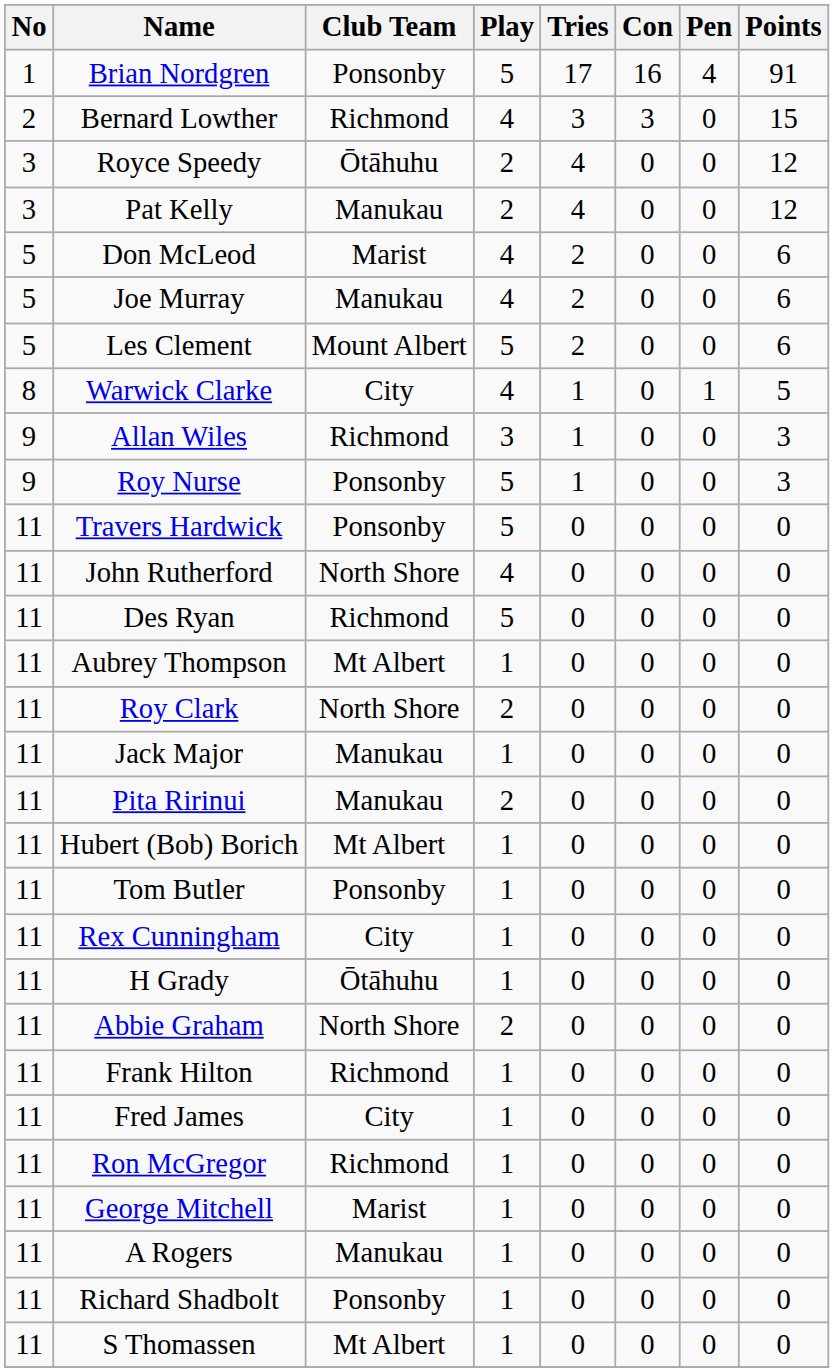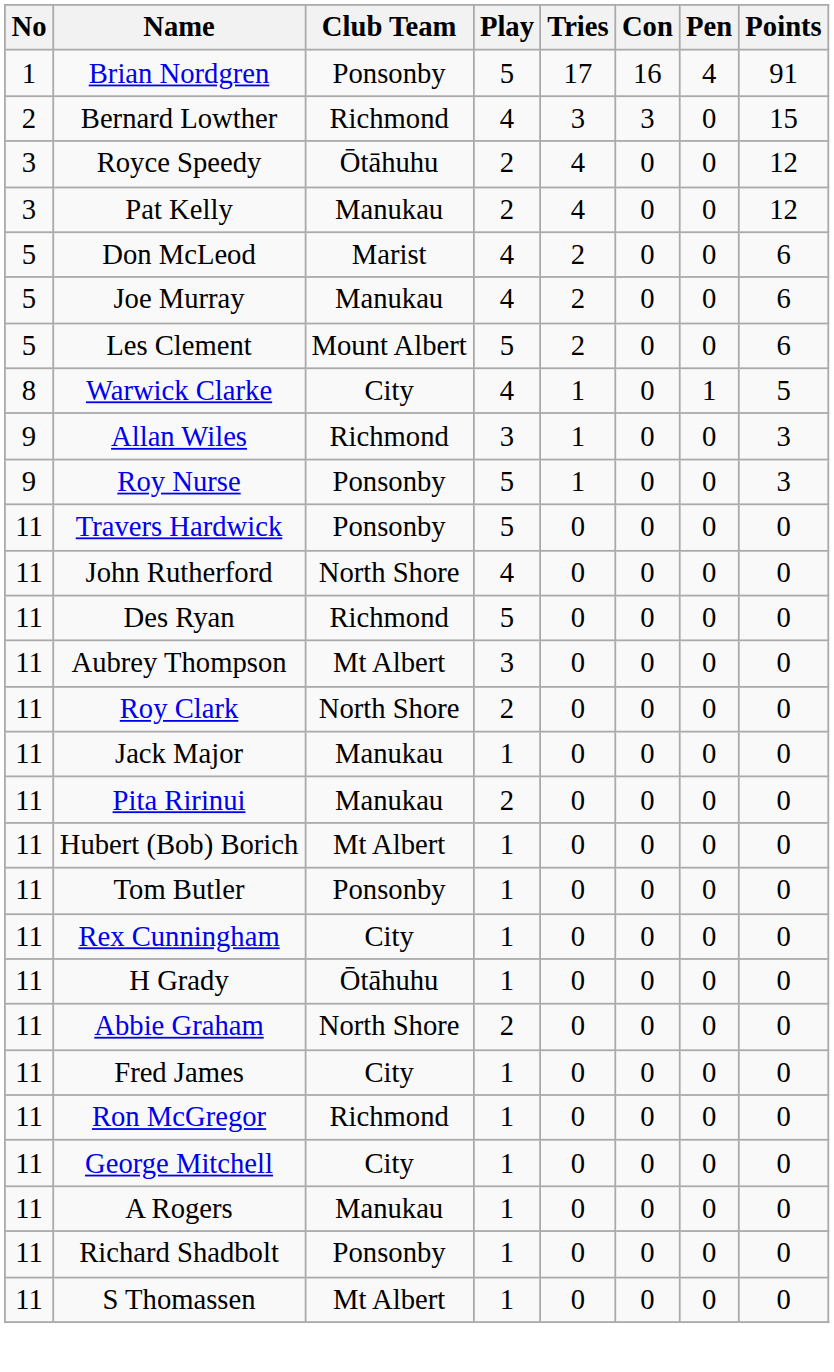(507, 663) 1 -> (507, 663) 3
- row: (179, 1071)
(389, 1208) Marist -> (389, 1162) City
